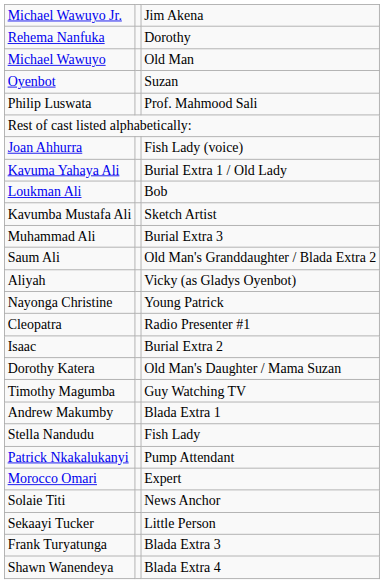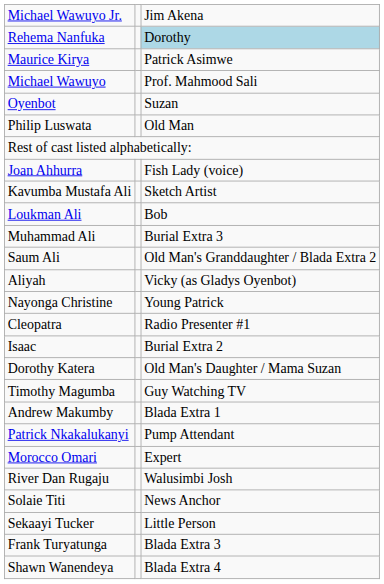(167, 37) no background -> (167, 37) lightblue background
+ row: (48, 59)
(169, 59) Old Man -> (201, 81) Prof. Mahmood Sali
(201, 103) Prof. Mahmood Sali -> (169, 125) Old Man
- row: (64, 170)
rows swapped: (70, 214) <-> (45, 192)
- row: (51, 434)
+ row: (58, 479)
